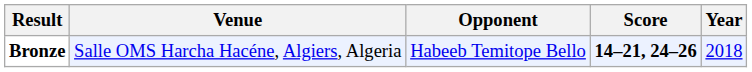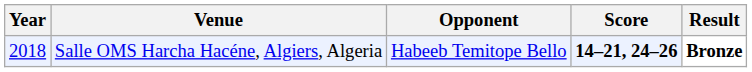columns swapped: (724, 20) <-> (37, 20)
